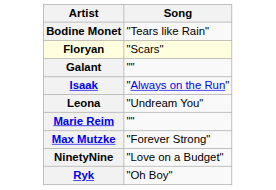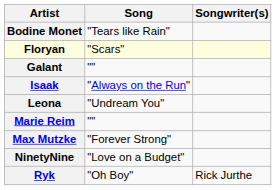+ column: (232, 13)
